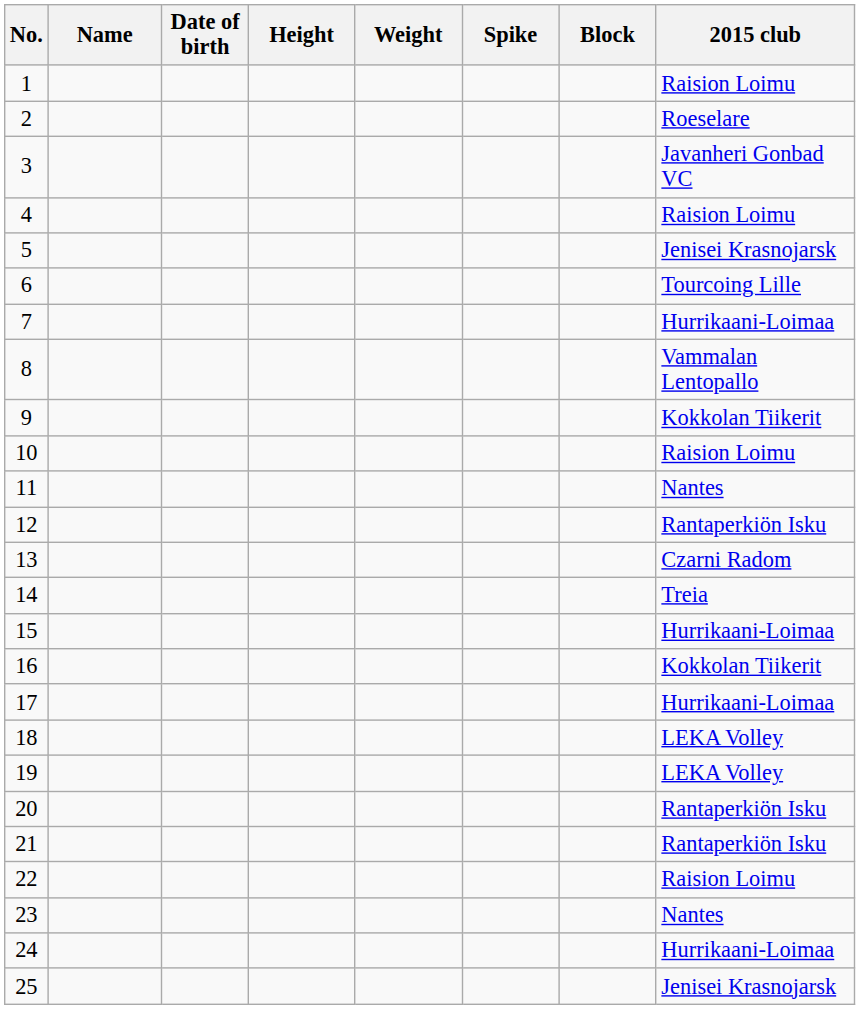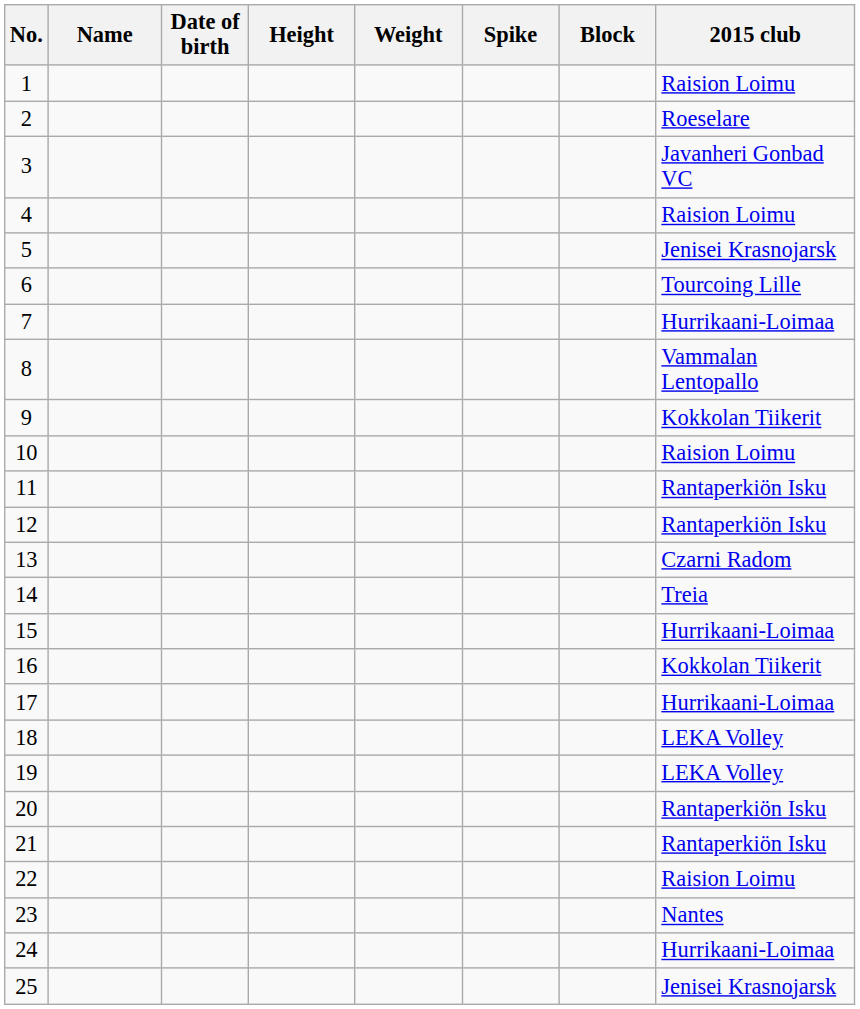(692, 488) Nantes -> (744, 488) Rantaperkiön Isku
